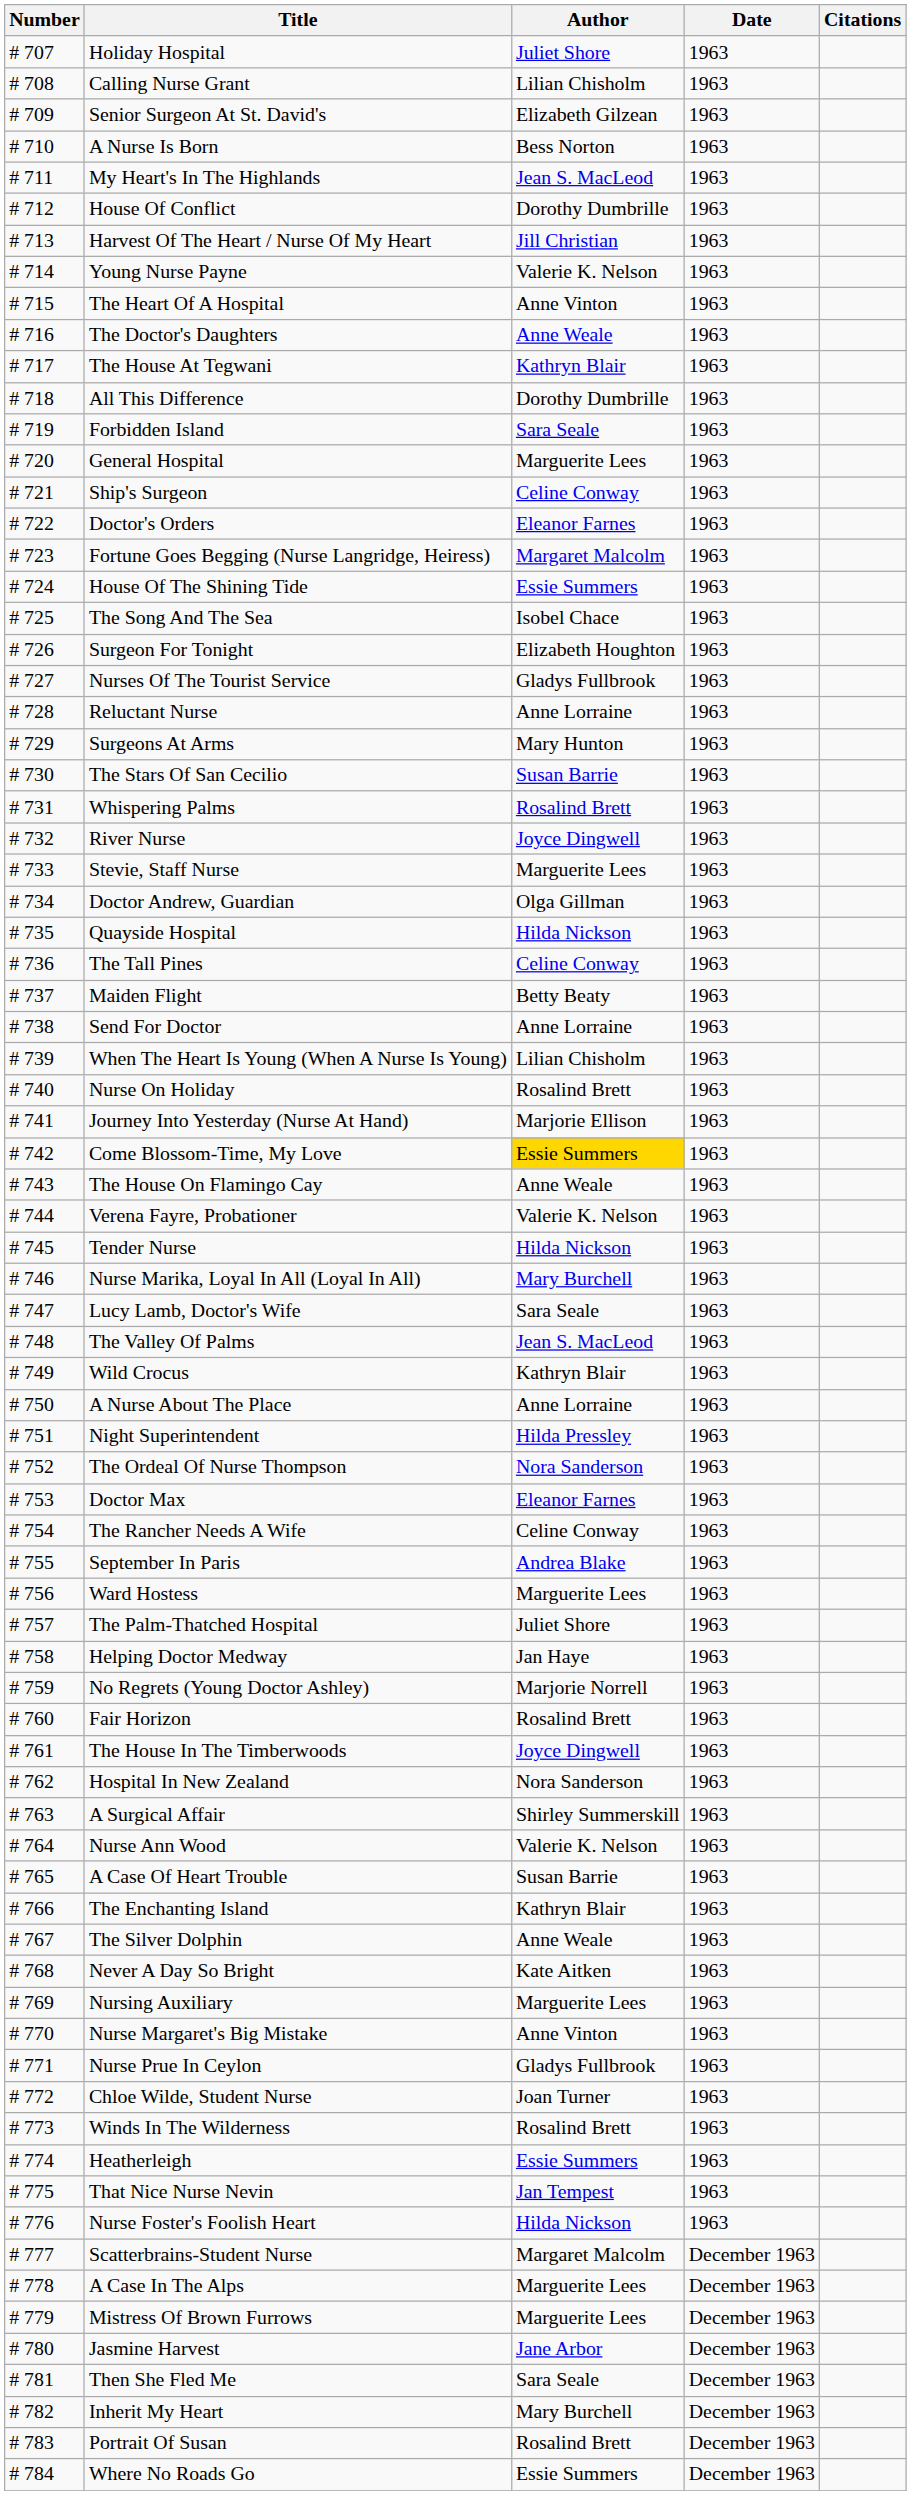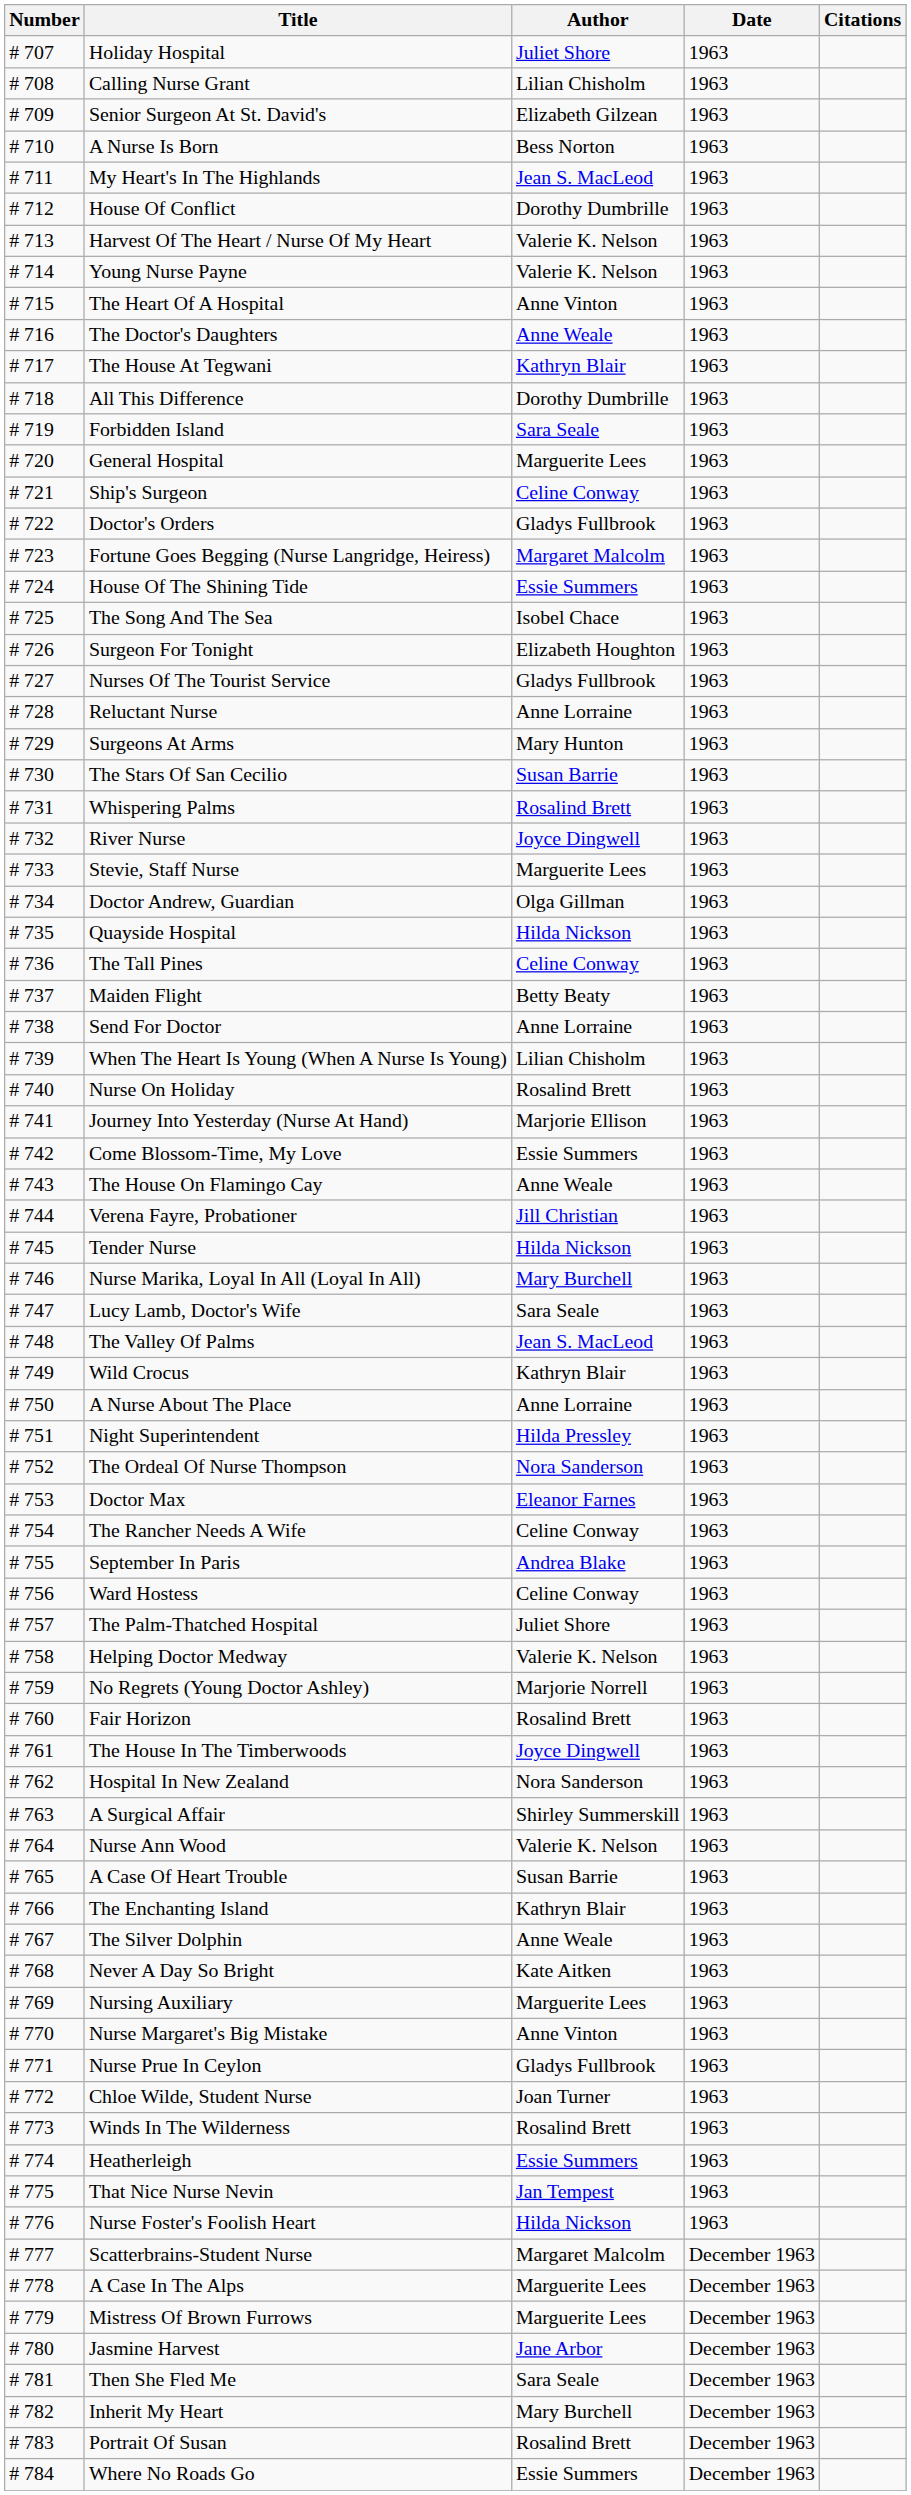(567, 240) Jill Christian -> (587, 240) Valerie K. Nelson
(576, 523) Eleanor Farnes -> (586, 523) Gladys Fullbrook
(577, 1152) gold background -> (577, 1152) no background
(587, 1215) Valerie K. Nelson -> (567, 1215) Jill Christian
(581, 1593) Marguerite Lees -> (577, 1593) Celine Conway
(553, 1656) Jan Haye -> (587, 1656) Valerie K. Nelson
